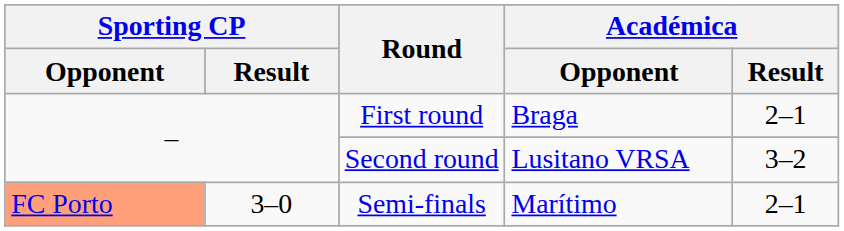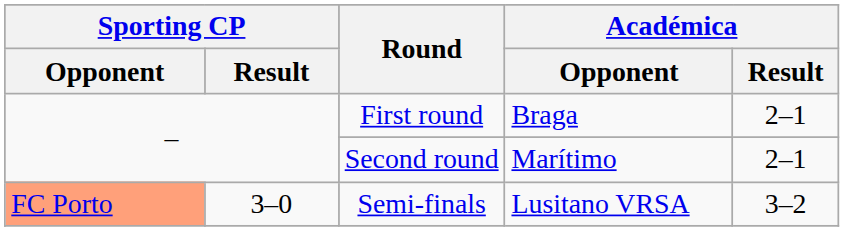(601, 159) Lusitano VRSA -> (564, 159) Marítimo
(786, 159) 3–2 -> (786, 159) 2–1
(564, 203) Marítimo -> (601, 203) Lusitano VRSA
(786, 203) 2–1 -> (786, 203) 3–2
